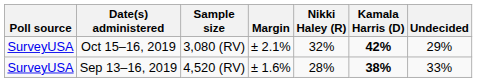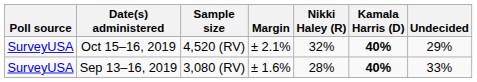(214, 47) 3,080 (RV) -> (214, 47) 4,520 (RV)
(378, 47) 42% -> (378, 47) 40%
(214, 67) 4,520 (RV) -> (214, 67) 3,080 (RV)
(378, 67) 38% -> (378, 67) 40%
